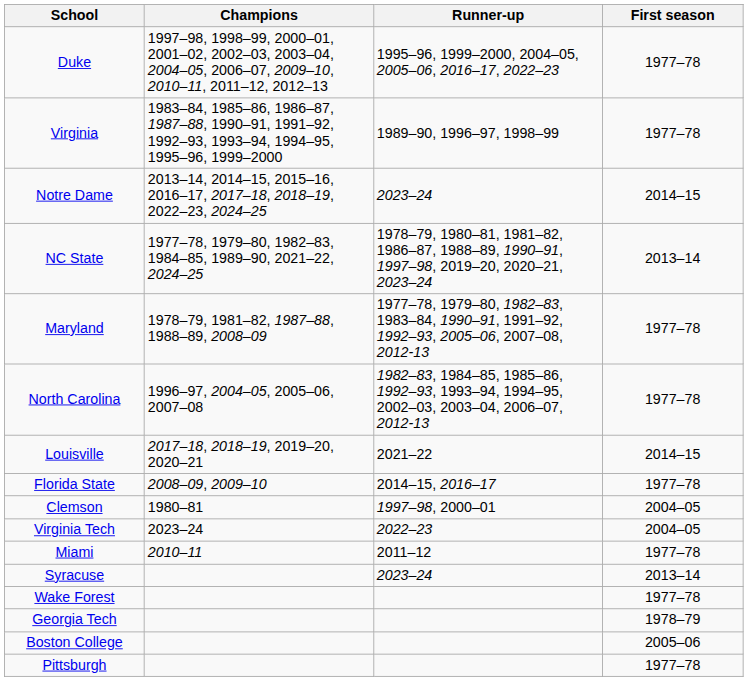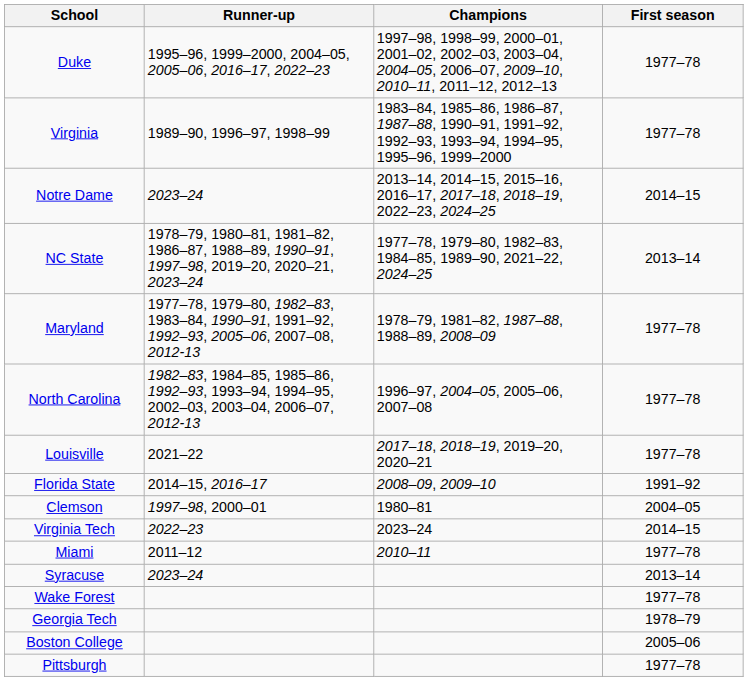columns swapped: (259, 15) <-> (488, 15)
(673, 454) 2014–15 -> (673, 454) 1977–78
(673, 484) 1977–78 -> (673, 484) 1991–92
(673, 529) 2004–05 -> (673, 529) 2014–15
